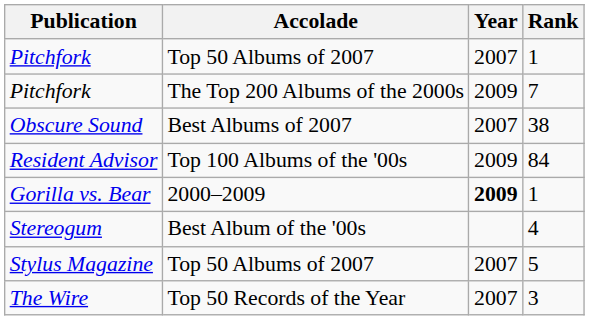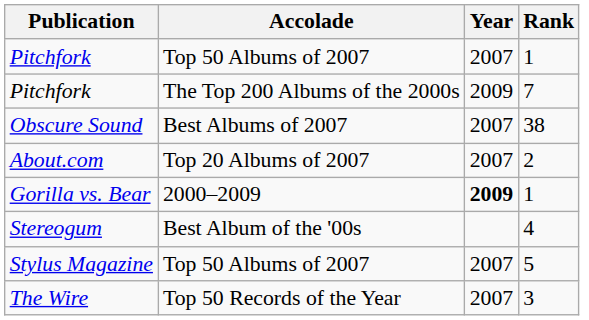+ row: (57, 159)
- row: (84, 159)
